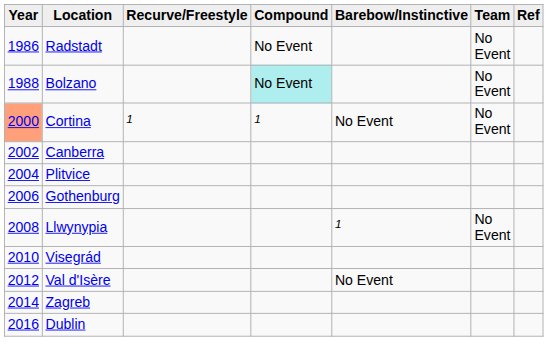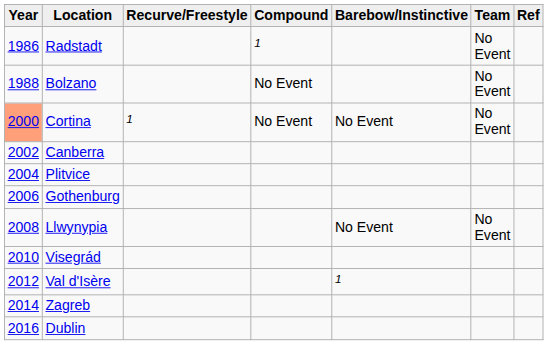(283, 45) No Event -> (257, 45) 1
(283, 84) paleturquoise background -> (283, 84) no background
(257, 122) 1 -> (283, 122) No Event
(338, 227) 1 -> (364, 227) No Event
(364, 279) No Event -> (338, 281) 1
